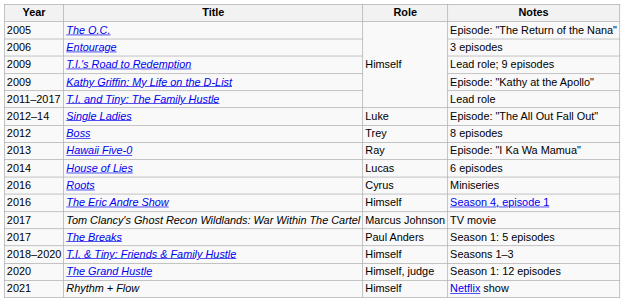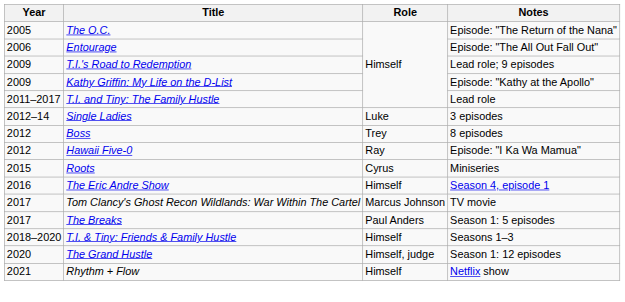(476, 47) 3 episodes -> (524, 47) Episode: "The All Out Fall Out"
(524, 116) Episode: "The All Out Fall Out" -> (476, 116) 3 episodes
(19, 151) 2013 -> (19, 151) 2012
- row: (100, 168)
(19, 185) 2016 -> (19, 168) 2015
